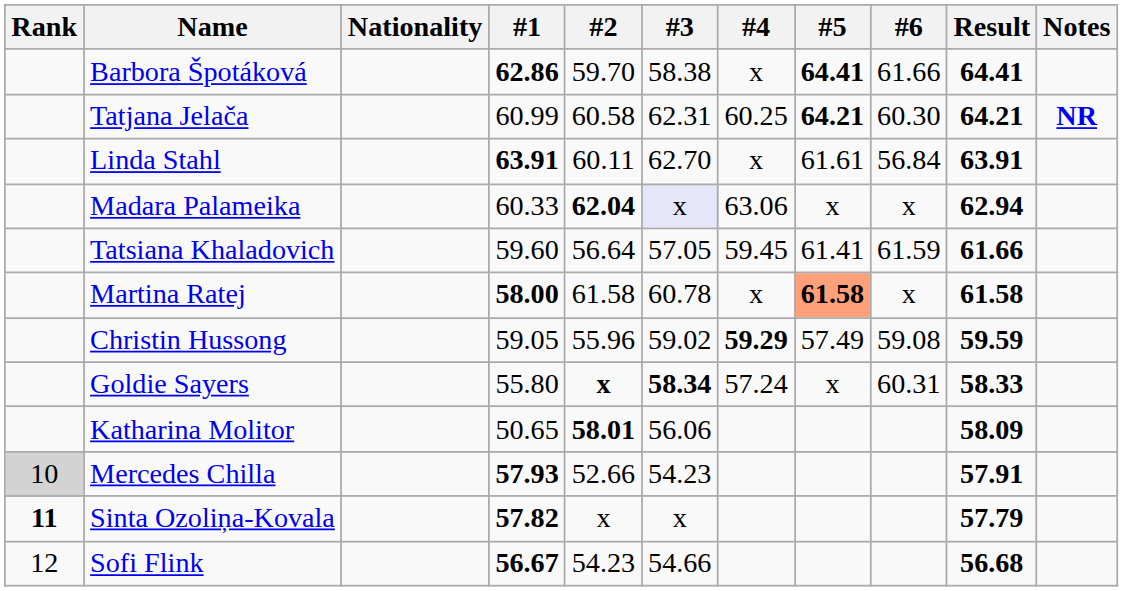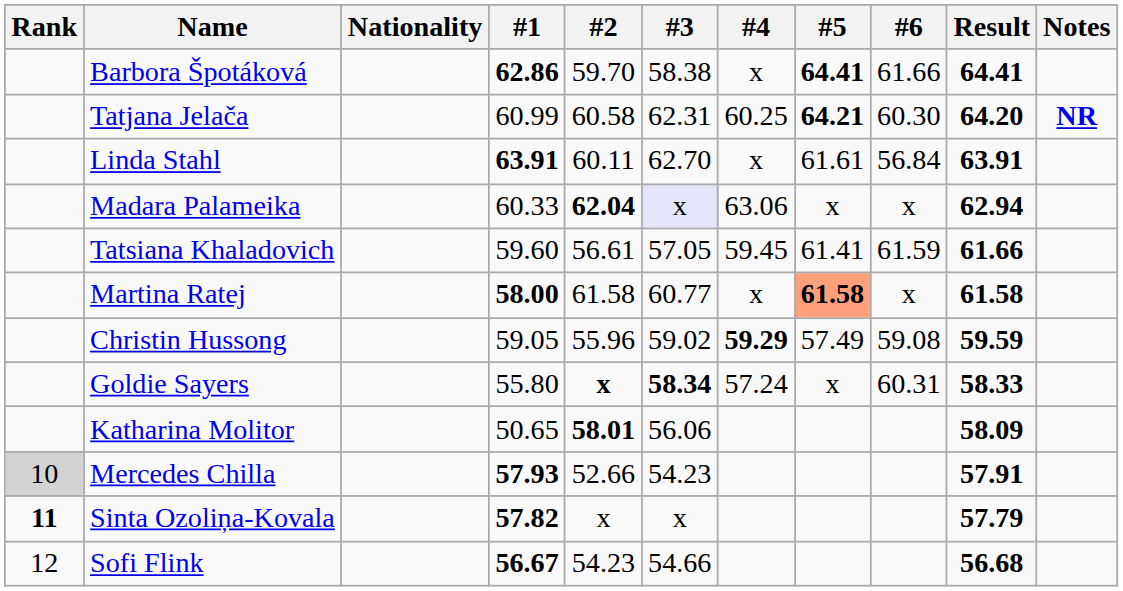(992, 116) 64.21 -> (992, 116) 64.20
(603, 250) 56.64 -> (603, 250) 56.61
(680, 294) 60.78 -> (680, 294) 60.77
